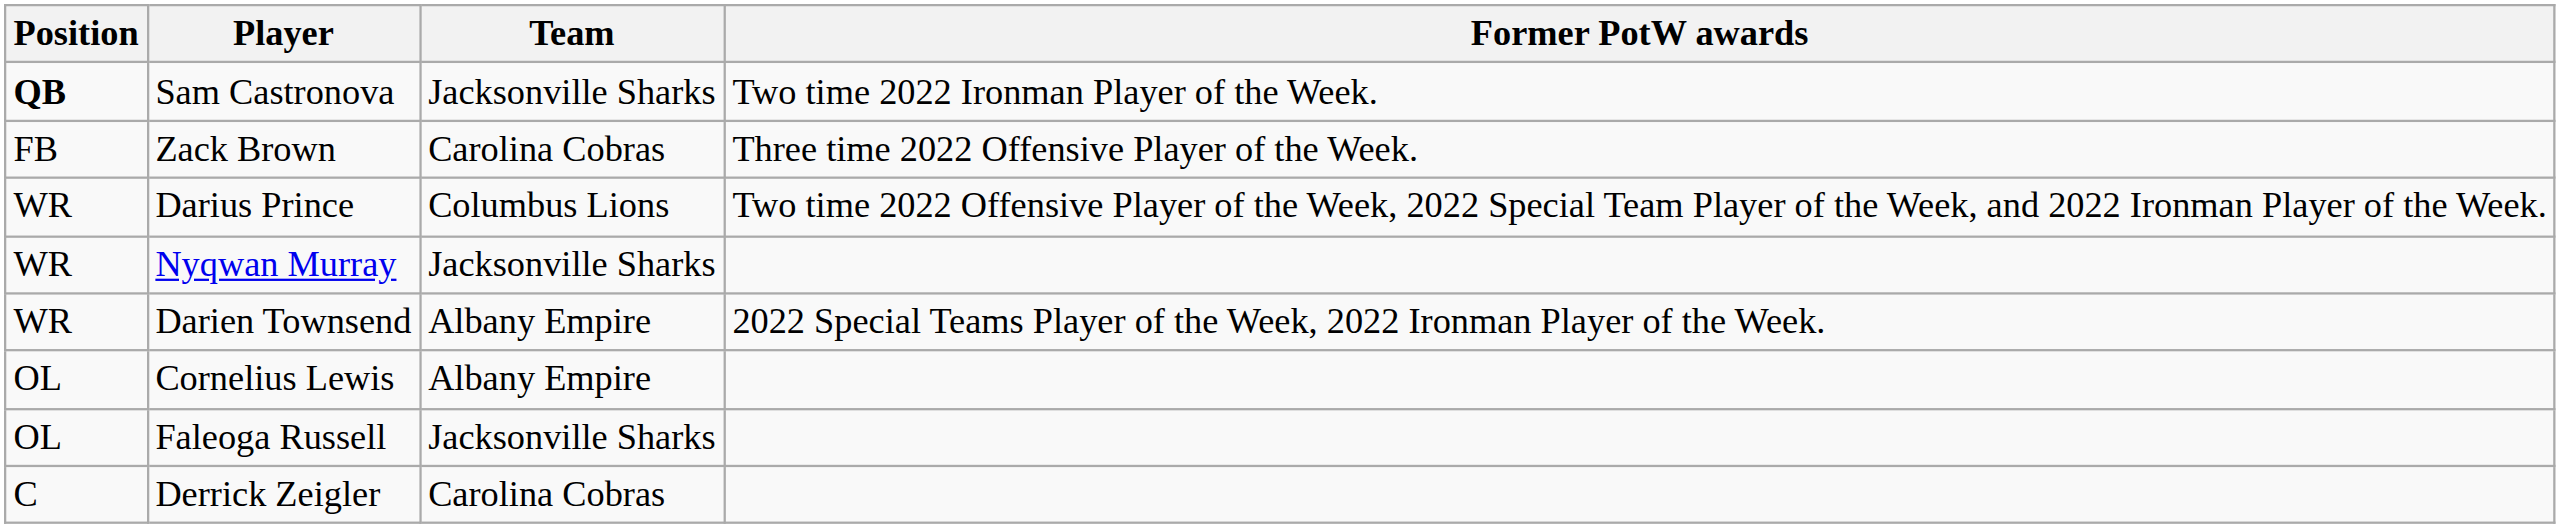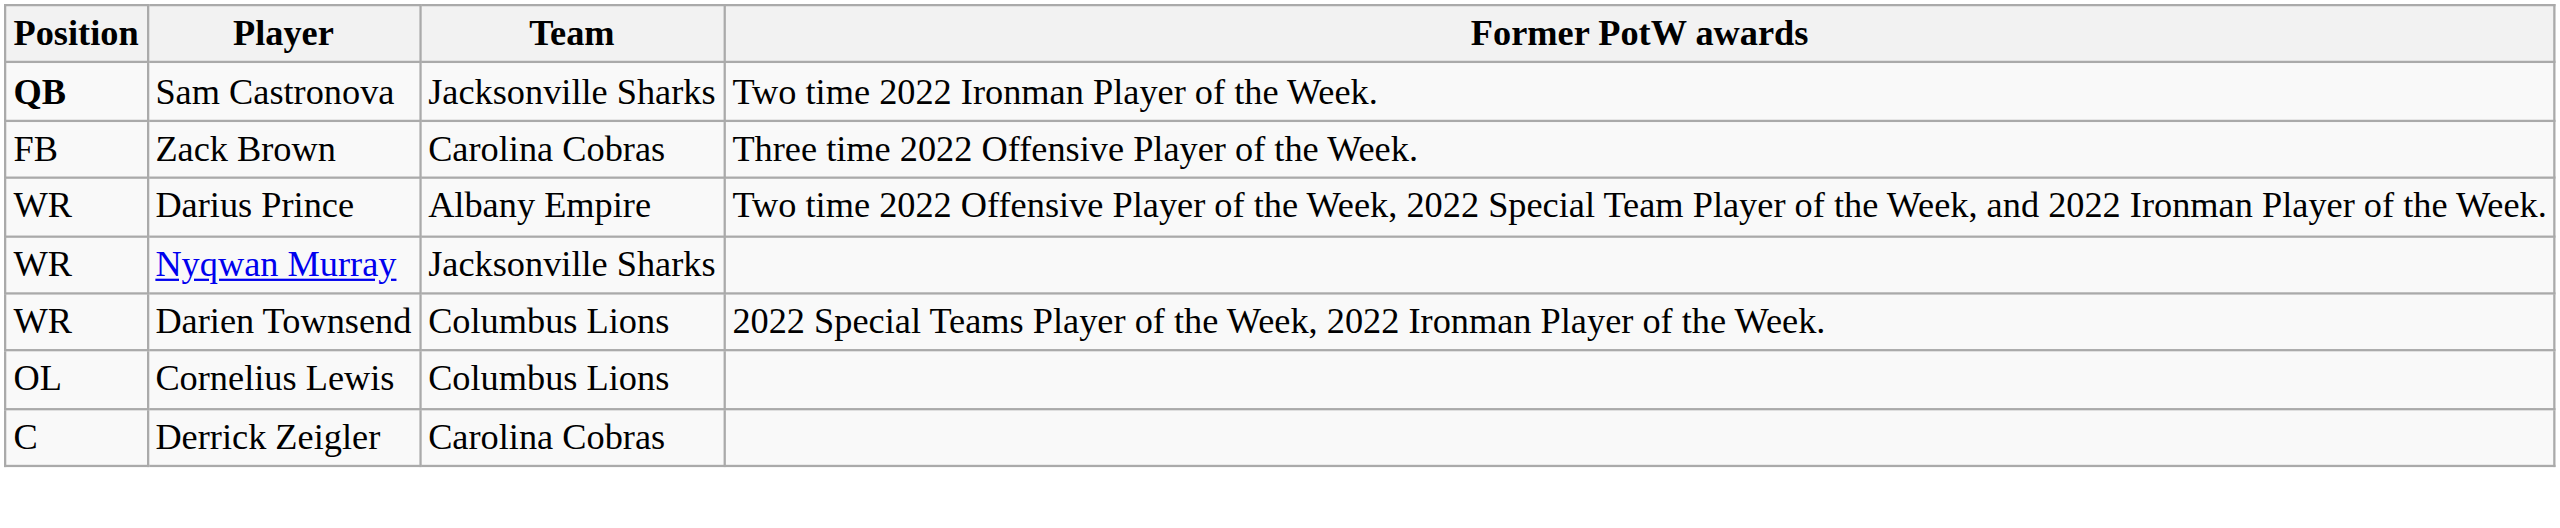(549, 206) Columbus Lions -> (540, 206) Albany Empire
(540, 321) Albany Empire -> (549, 321) Columbus Lions
(540, 378) Albany Empire -> (549, 378) Columbus Lions
- row: (271, 436)
